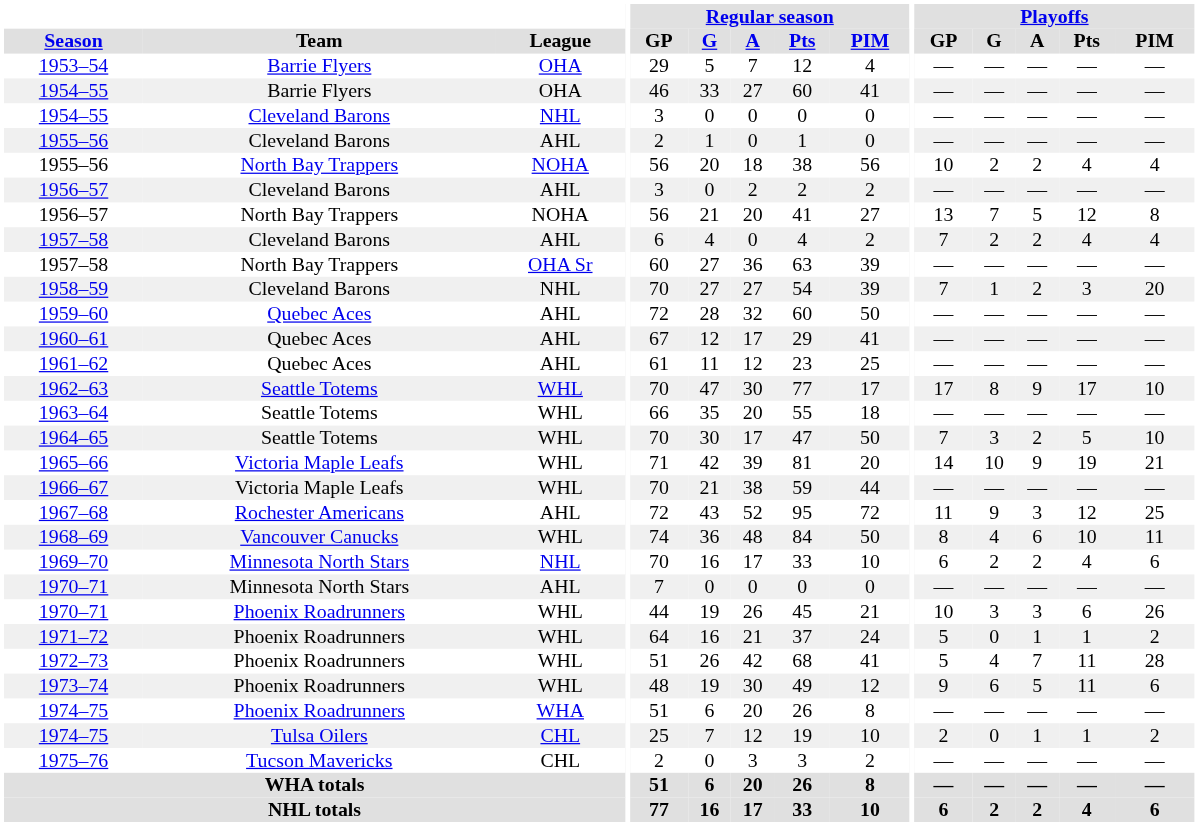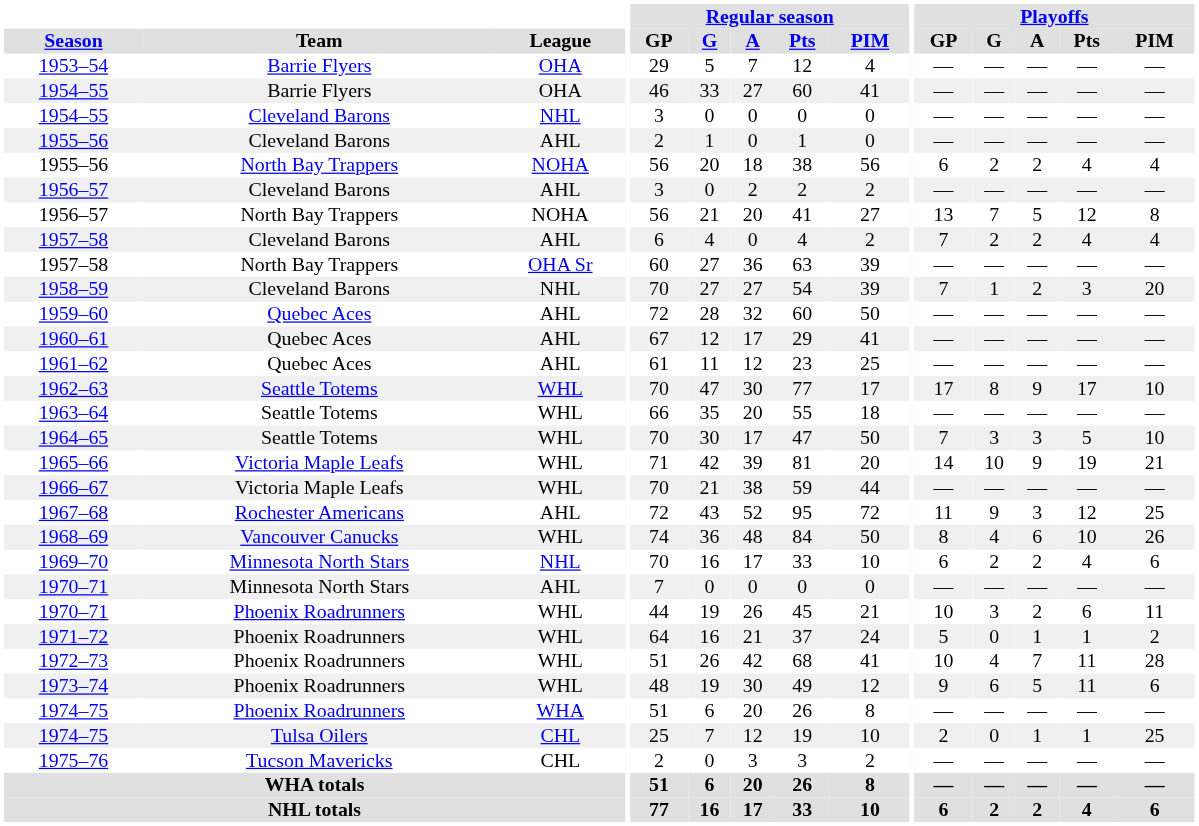(943, 165) 10 -> (943, 165) 6
(1037, 437) 2 -> (1037, 437) 3
(1155, 537) 11 -> (1155, 537) 26
(1037, 611) 3 -> (1037, 611) 2
(1155, 611) 26 -> (1155, 611) 11
(943, 661) 5 -> (943, 661) 10
(1155, 735) 2 -> (1155, 735) 25
